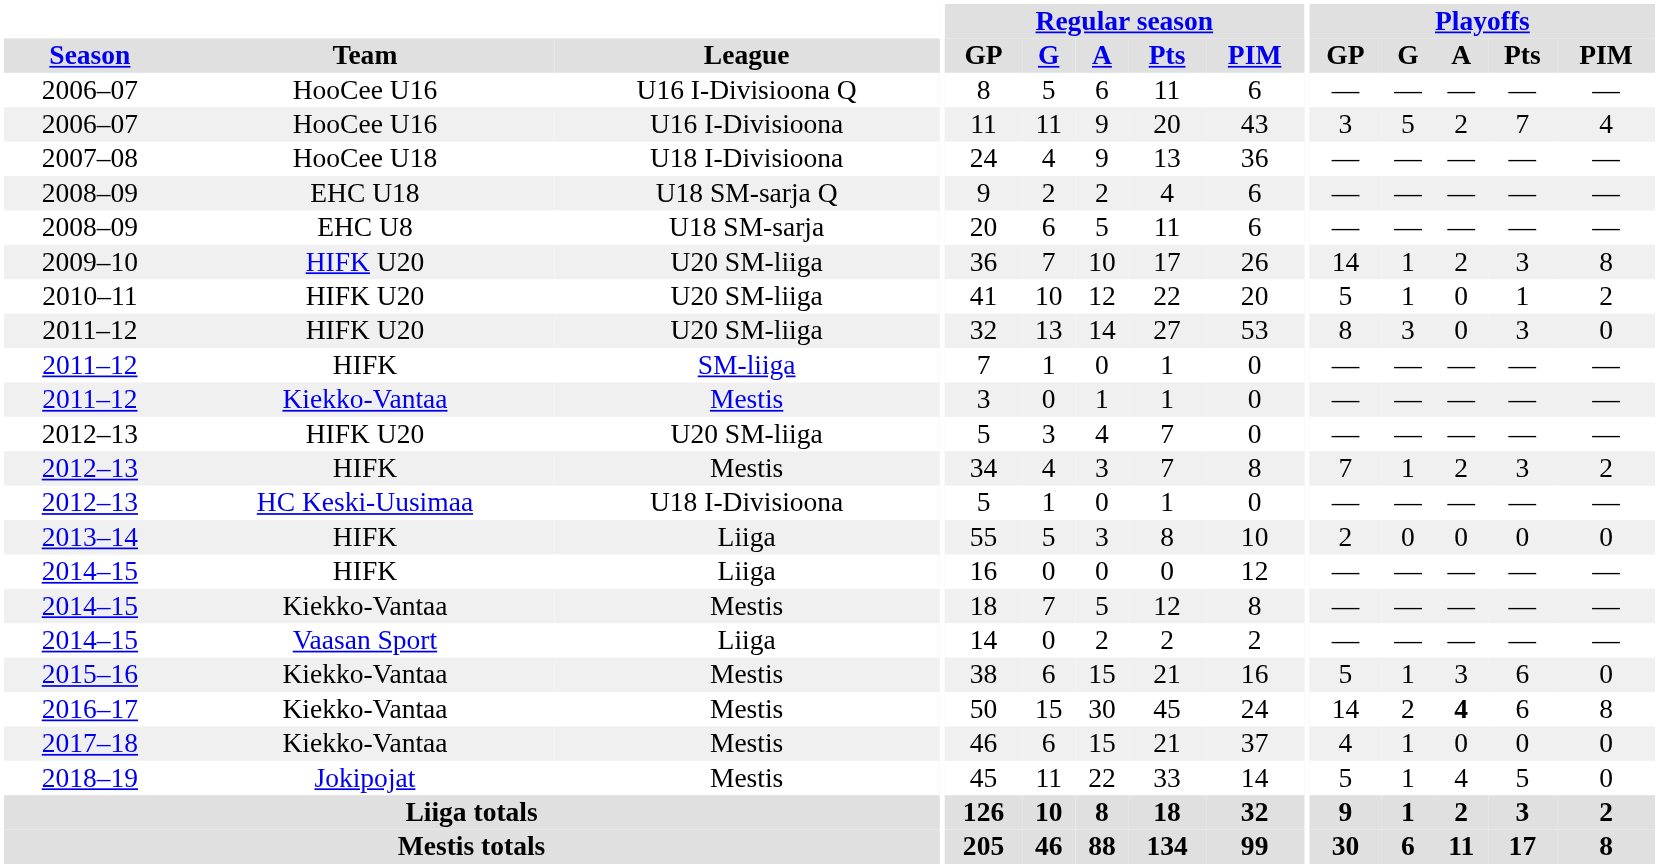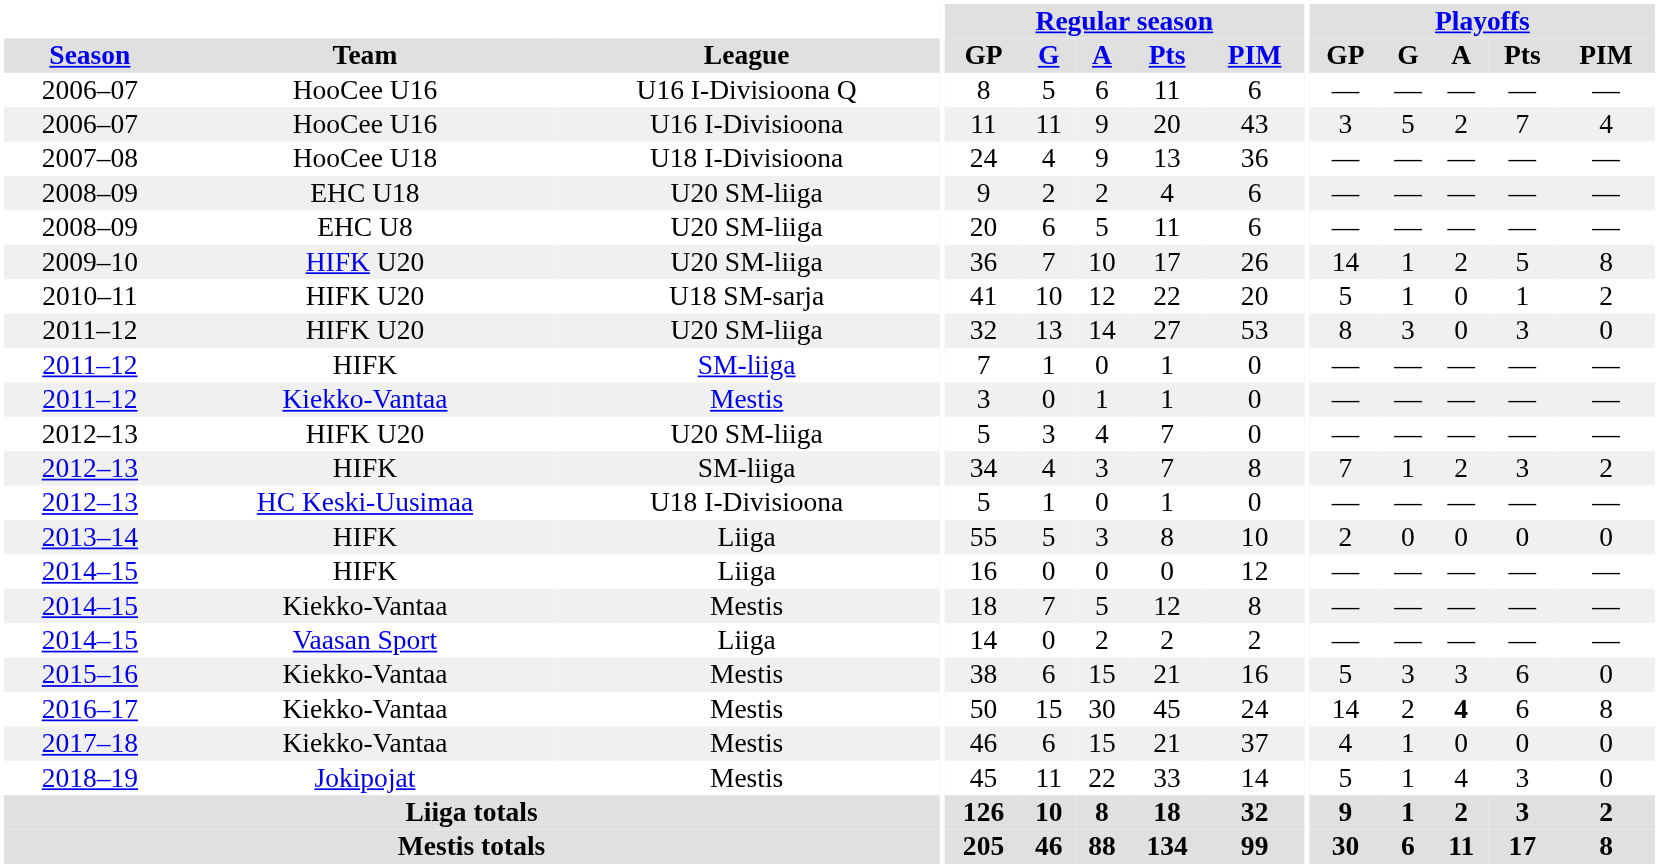(747, 192) U18 SM-sarja Q -> (747, 192) U20 SM-liiga
(747, 227) U18 SM-sarja -> (747, 227) U20 SM-liiga
(1522, 261) 3 -> (1522, 261) 5
(747, 296) U20 SM-liiga -> (747, 296) U18 SM-sarja
(747, 468) Mestis -> (747, 468) SM-liiga
(1408, 674) 1 -> (1408, 674) 3
(1522, 777) 5 -> (1522, 777) 3
